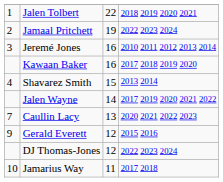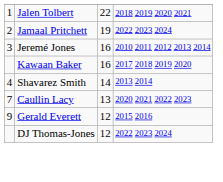(111, 82) 15 -> (105, 82) 14
- row: (50, 99)
- row: (53, 168)
